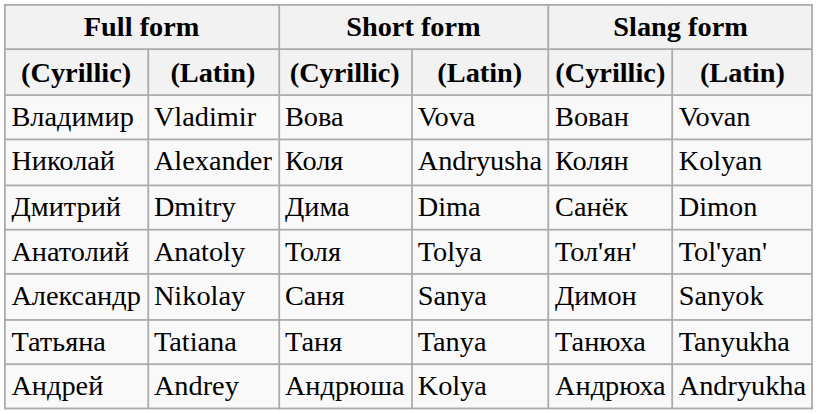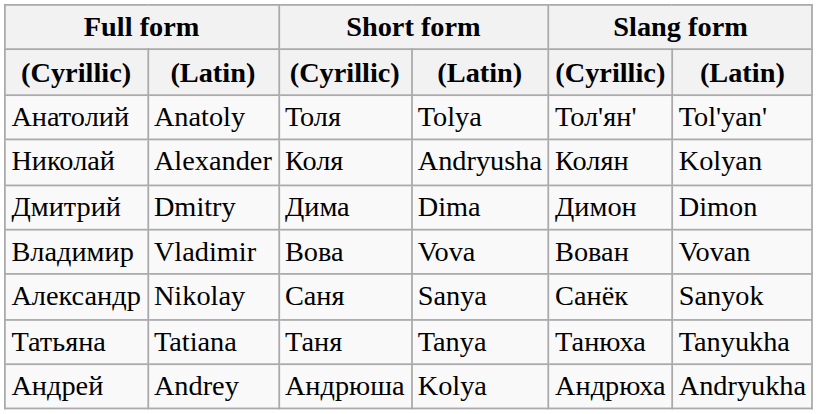rows swapped: (70, 251) <-> (73, 116)
(592, 206) Санёк -> (596, 206) Димон
(596, 296) Димон -> (592, 296) Санёк
